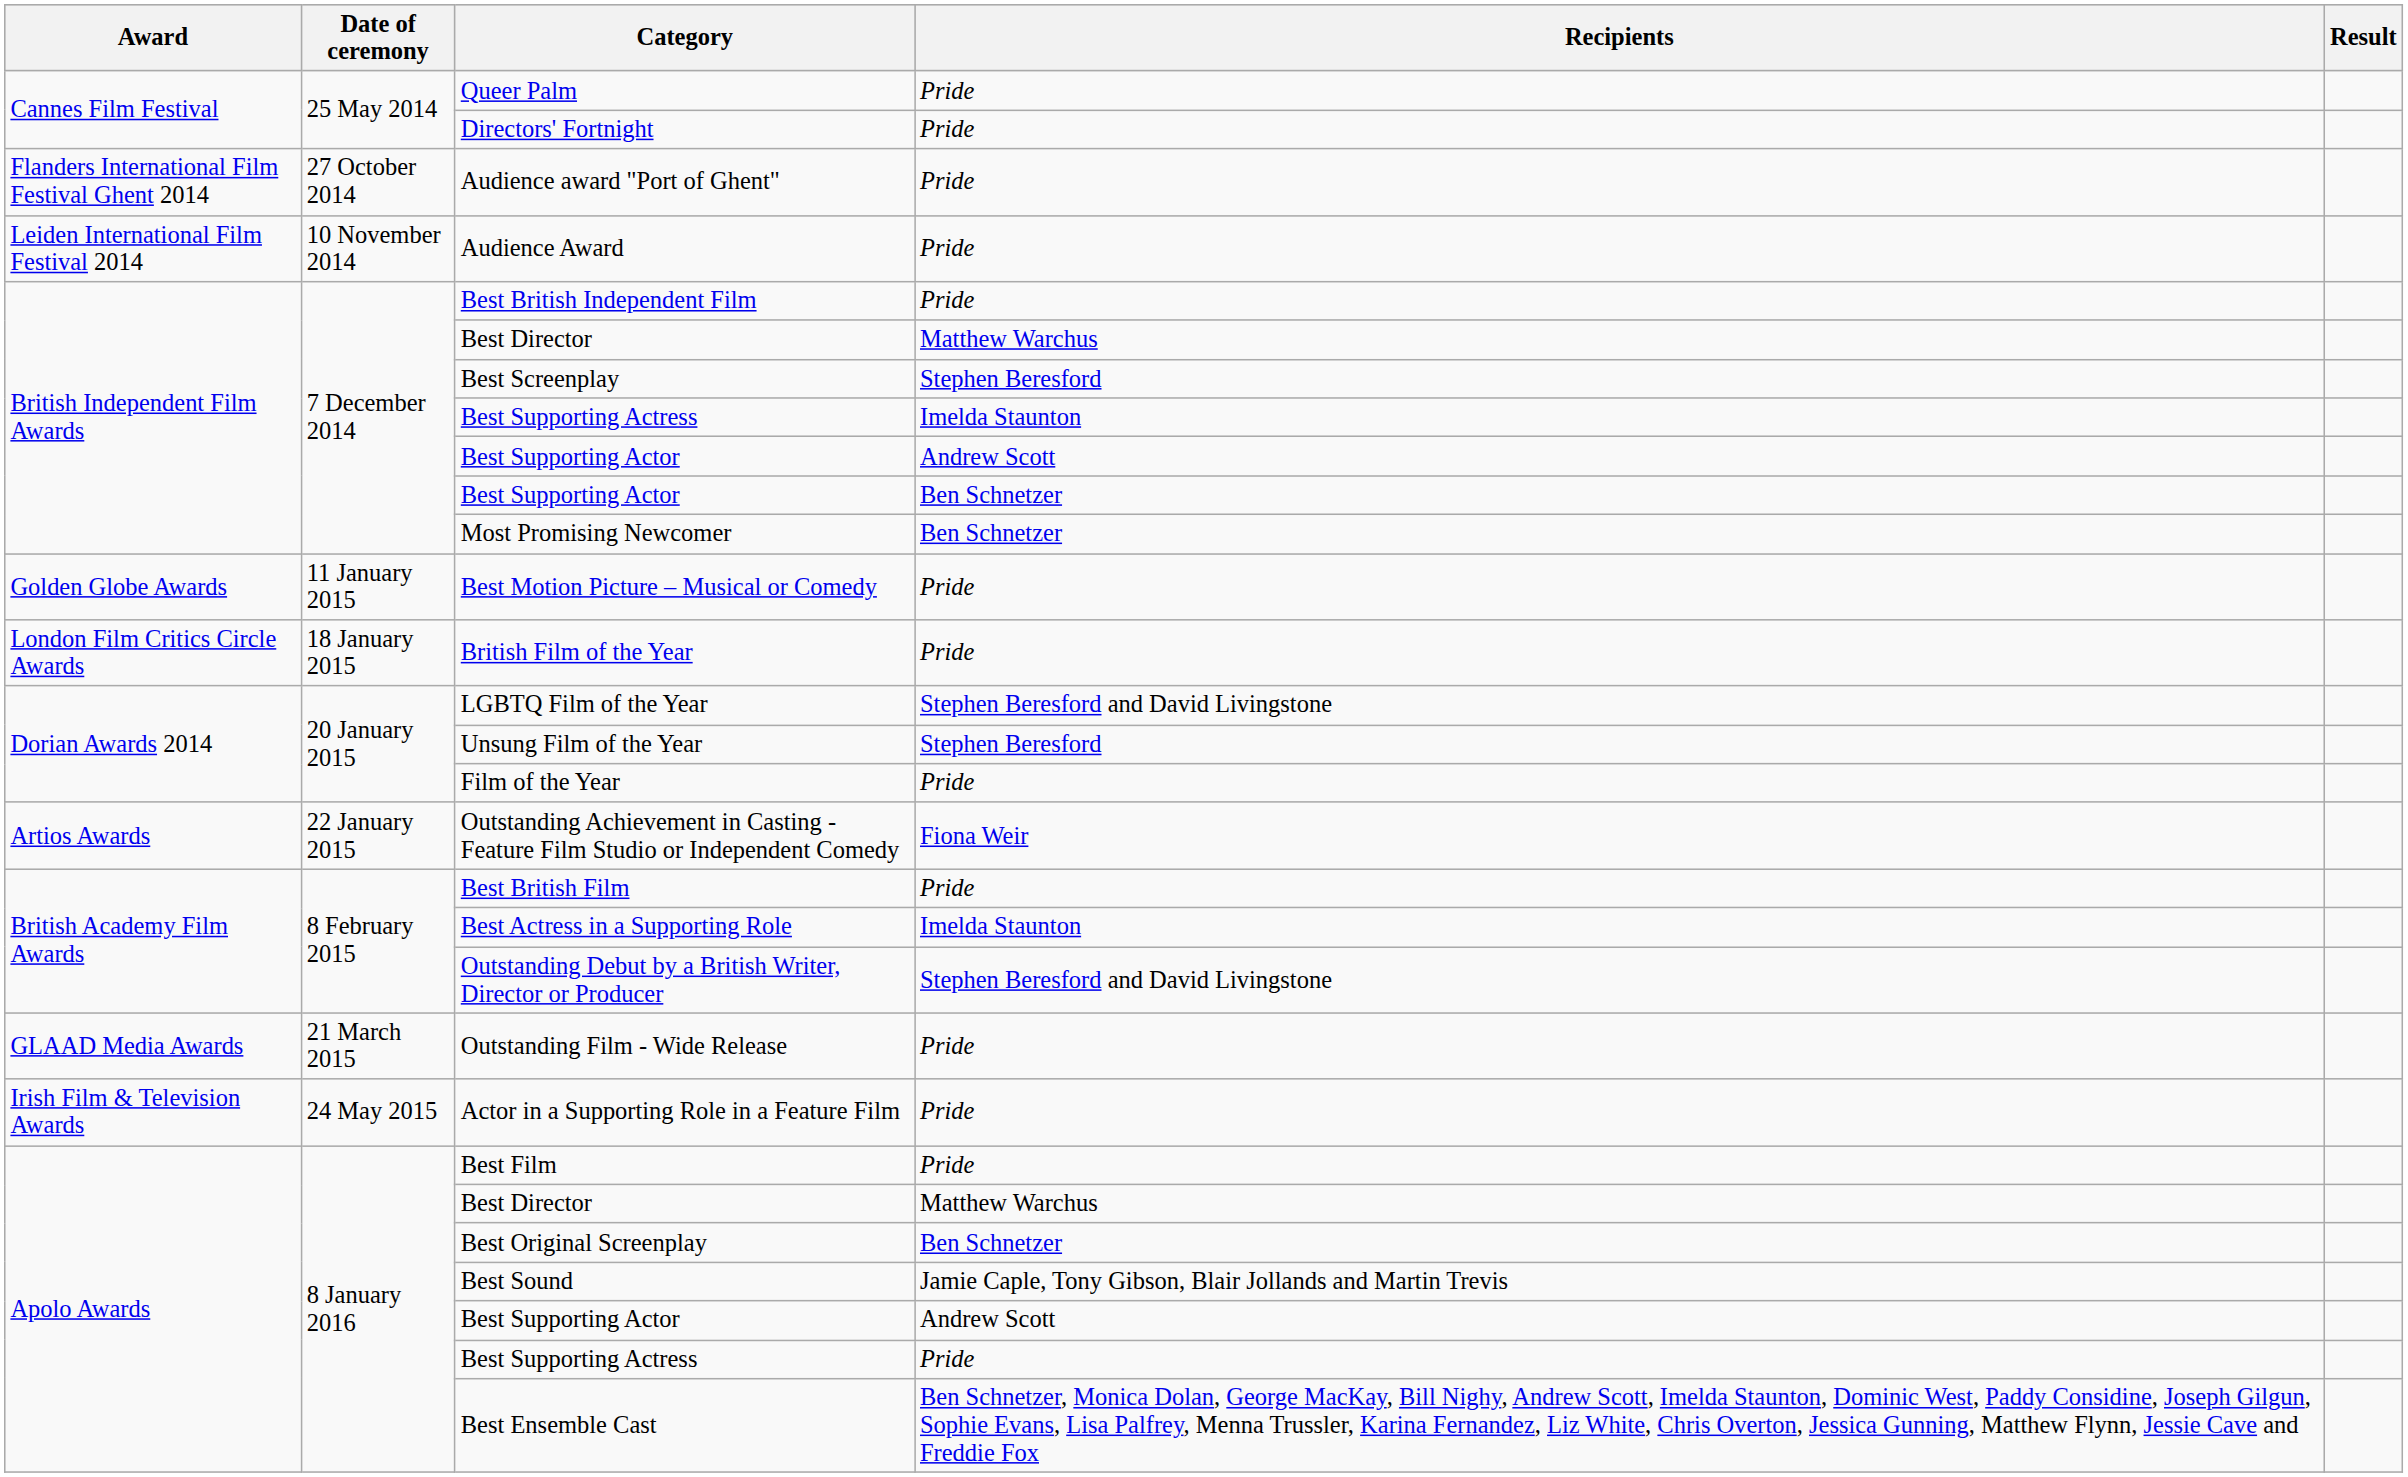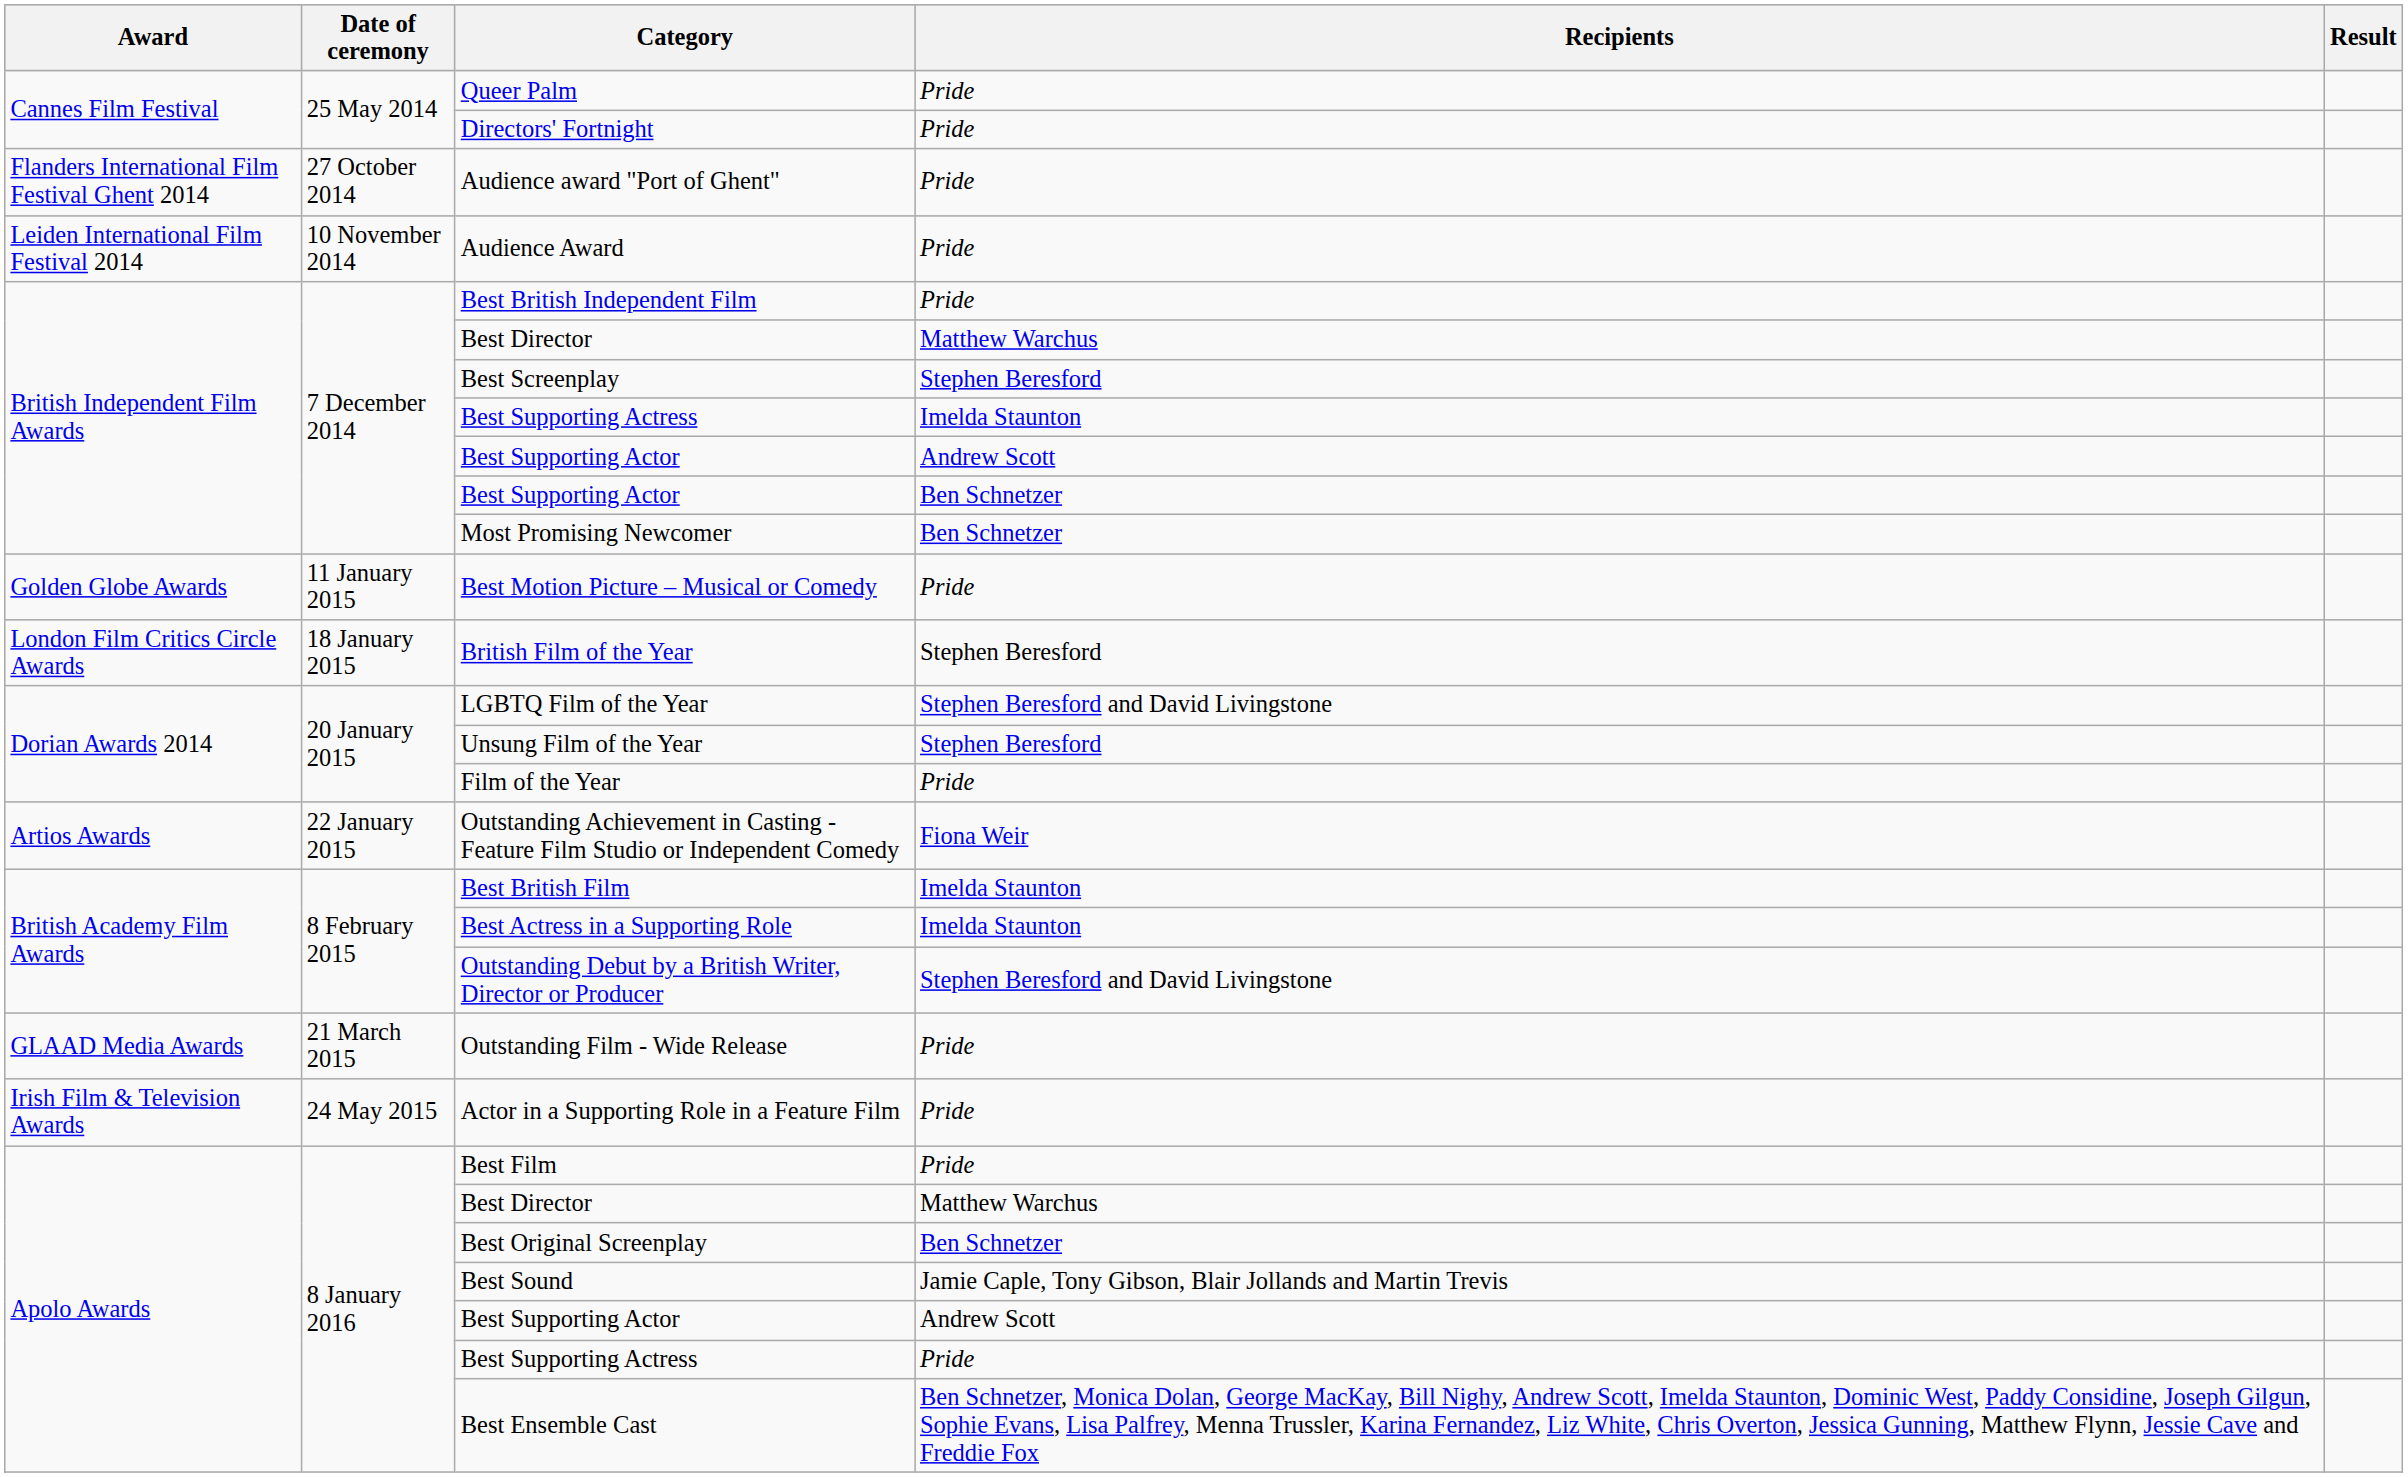(947, 652) Pride -> (1011, 652) Stephen Beresford
(947, 887) Pride -> (1001, 887) Imelda Staunton
